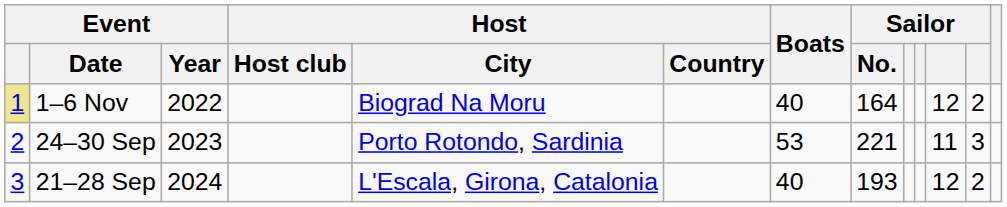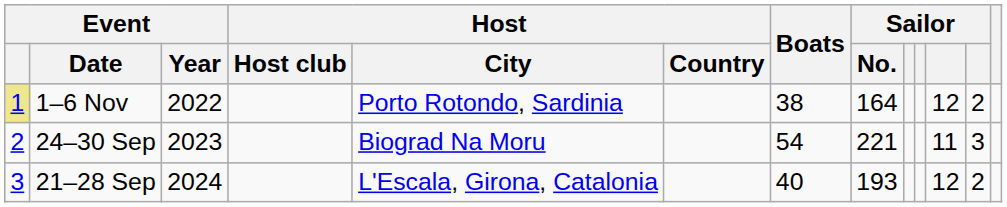(452, 102) Biograd Na Moru -> (491, 102) Porto Rotondo, Sardinia
(790, 102) 40 -> (790, 102) 38
(491, 142) Porto Rotondo, Sardinia -> (452, 142) Biograd Na Moru
(790, 142) 53 -> (790, 142) 54
